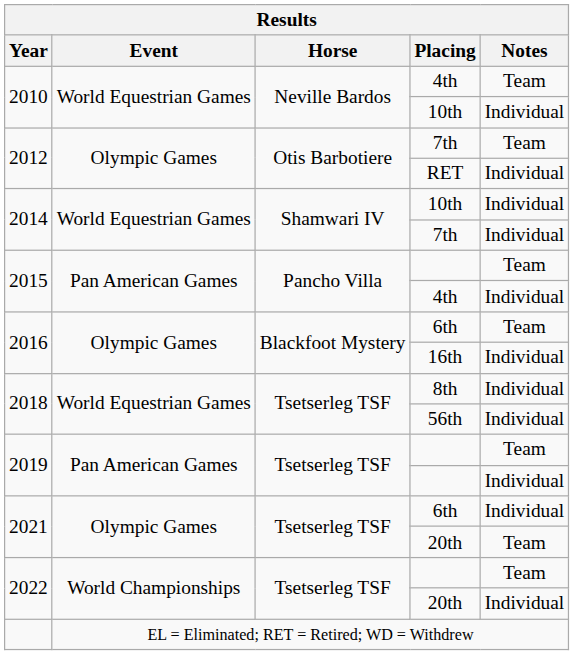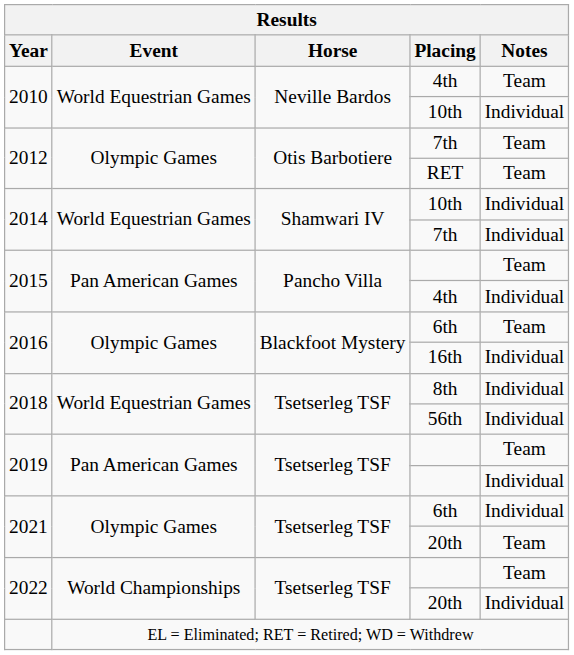(524, 173) Individual -> (524, 173) Team
